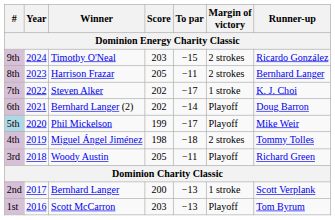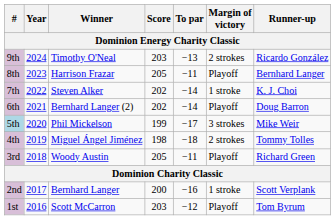(190, 57) −15 -> (190, 57) −13
(226, 74) 2 strokes -> (223, 74) Playoff
(190, 91) −17 -> (190, 91) −14
(223, 124) Playoff -> (226, 124) 3 strokes
(190, 190) −13 -> (190, 190) −16
(190, 206) −13 -> (190, 206) −12
